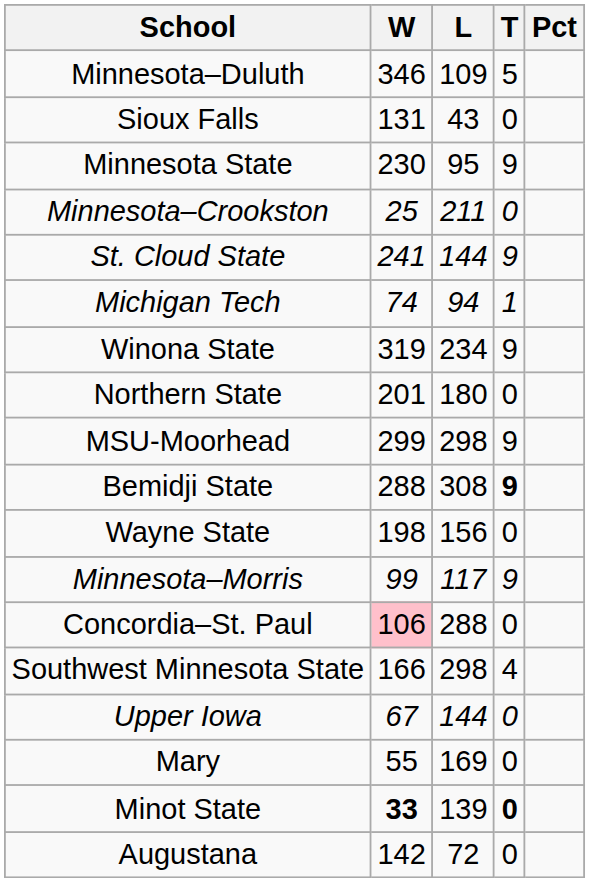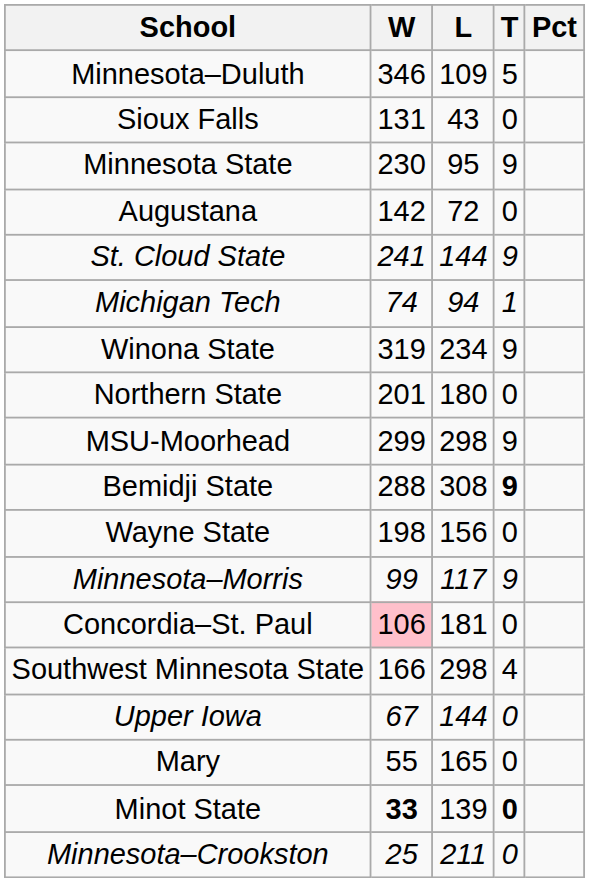rows swapped: (188, 854) <-> (188, 211)
(463, 624) 288 -> (463, 624) 181
(463, 762) 169 -> (463, 762) 165
